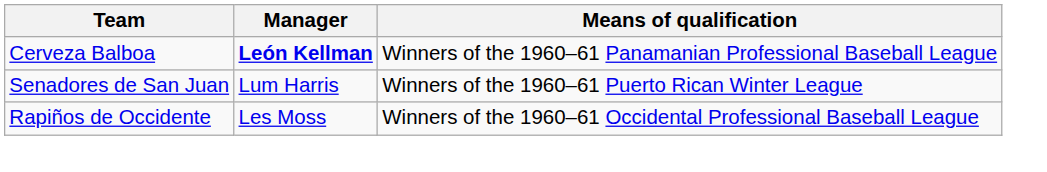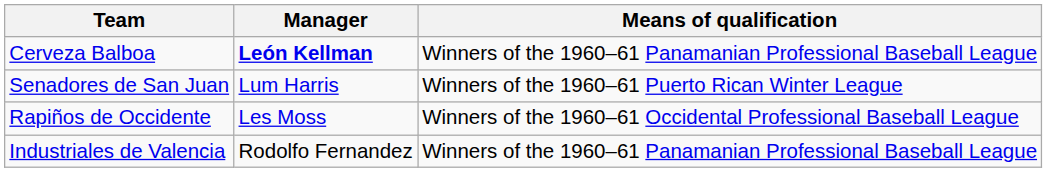+ row: (117, 150)
